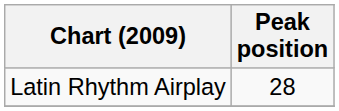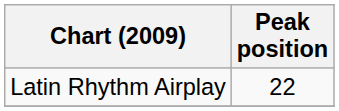(282, 86) 28 -> (282, 86) 22
